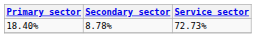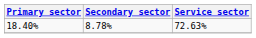(191, 26) 72.73% -> (191, 26) 72.63%
